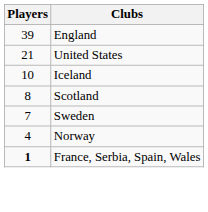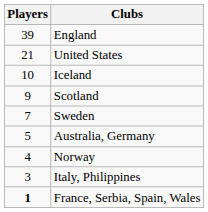(28, 95) 8 -> (28, 95) 9
+ row: (104, 136)
+ row: (97, 177)
